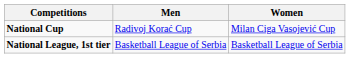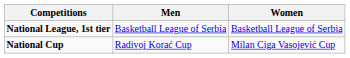rows swapped: (58, 45) <-> (35, 29)
